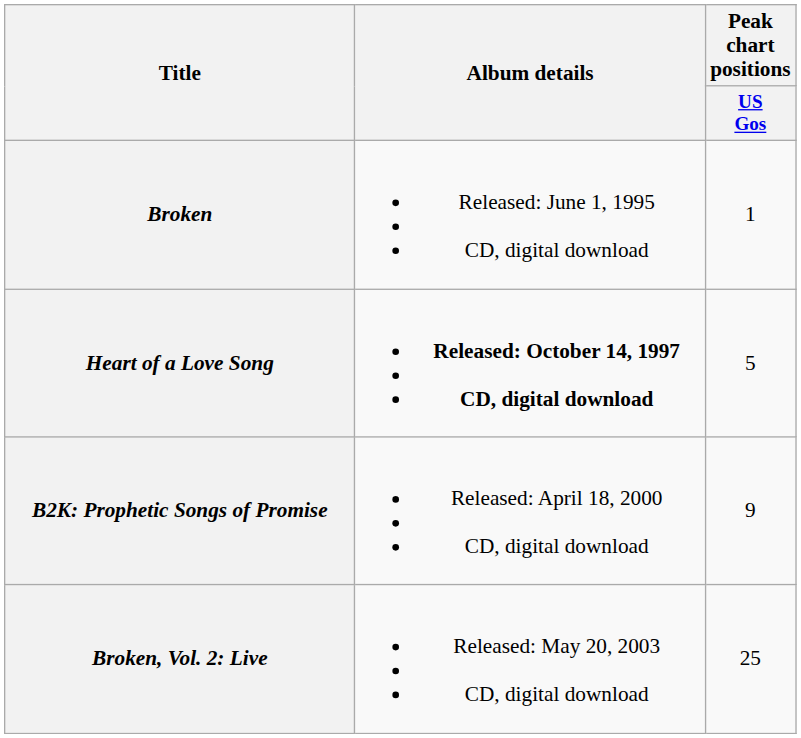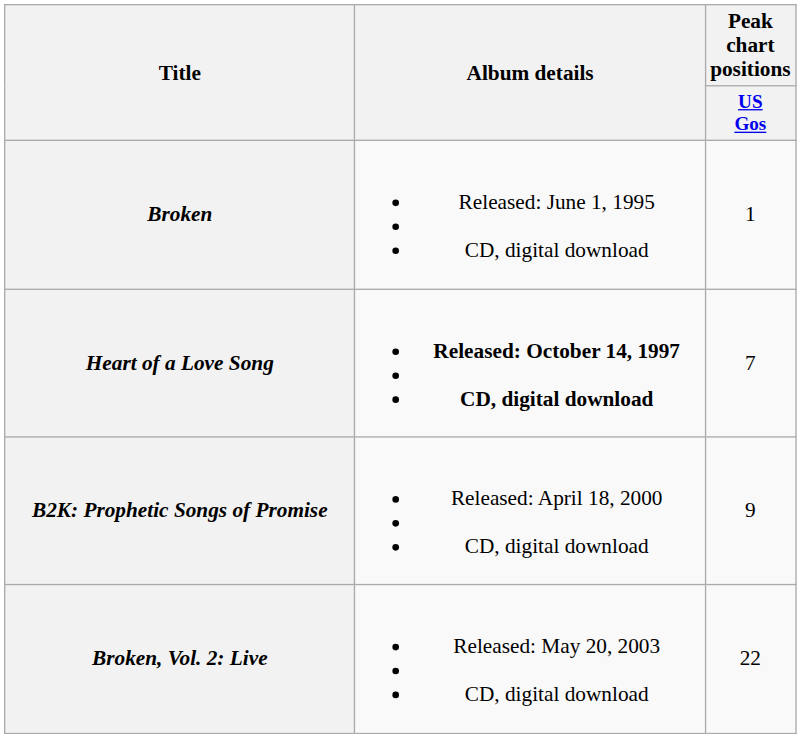(750, 362) 5 -> (750, 362) 7
(750, 658) 25 -> (750, 658) 22
